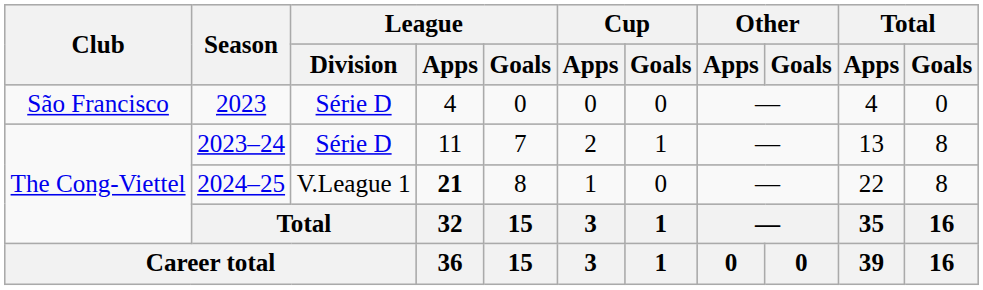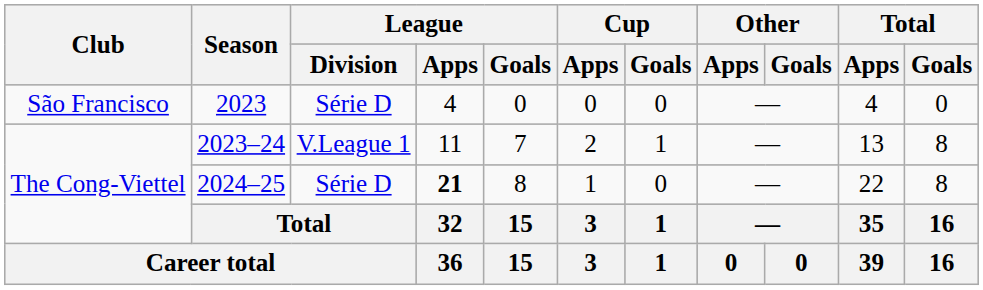(354, 143) Série D -> (354, 143) V.League 1
(354, 183) V.League 1 -> (354, 183) Série D
